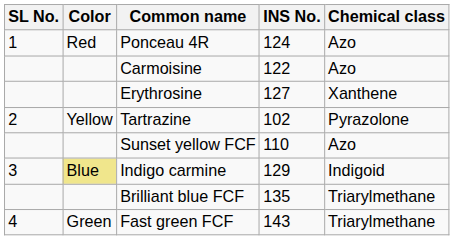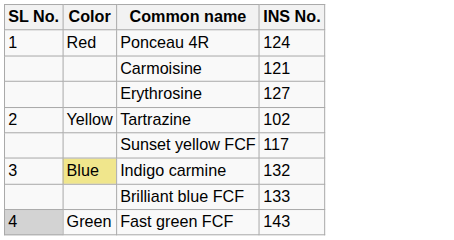- column: (386, 17)
(277, 68) 122 -> (277, 68) 121
(276, 145) 110 -> (276, 145) 117
(277, 171) 129 -> (277, 171) 132
(277, 196) 135 -> (277, 196) 133
(13, 222) no background -> (13, 222) lightgrey background
